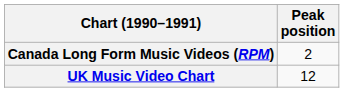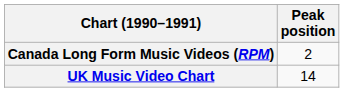(308, 76) 12 -> (308, 76) 14
